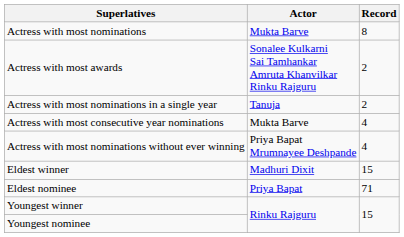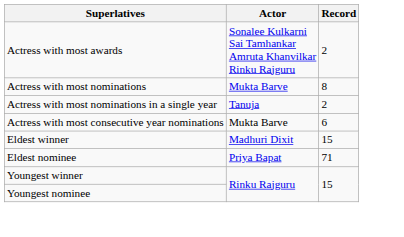rows swapped: (65, 67) <-> (76, 31)
(364, 122) 4 -> (324, 122) 6
- row: (126, 146)
